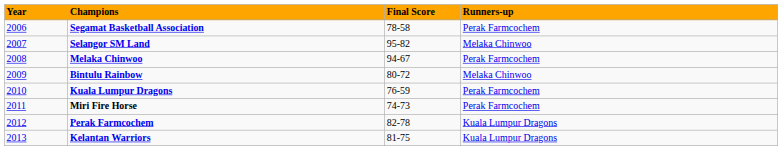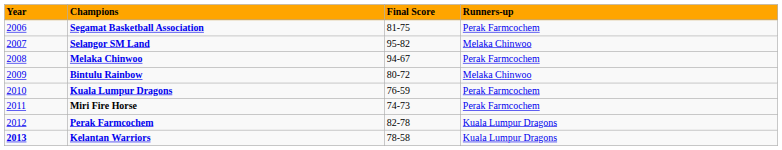(398, 28) 78-58 -> (398, 28) 81-75
(17, 138) normal -> (17, 138) bold
(398, 138) 81-75 -> (398, 138) 78-58
